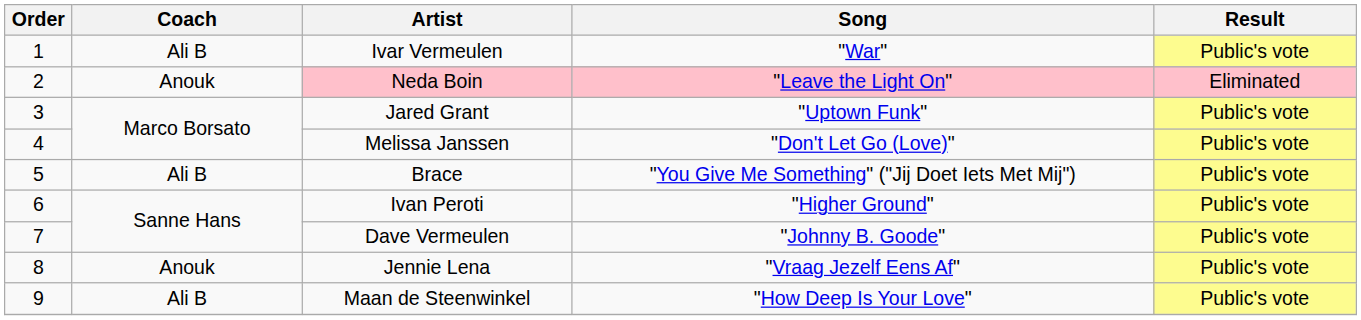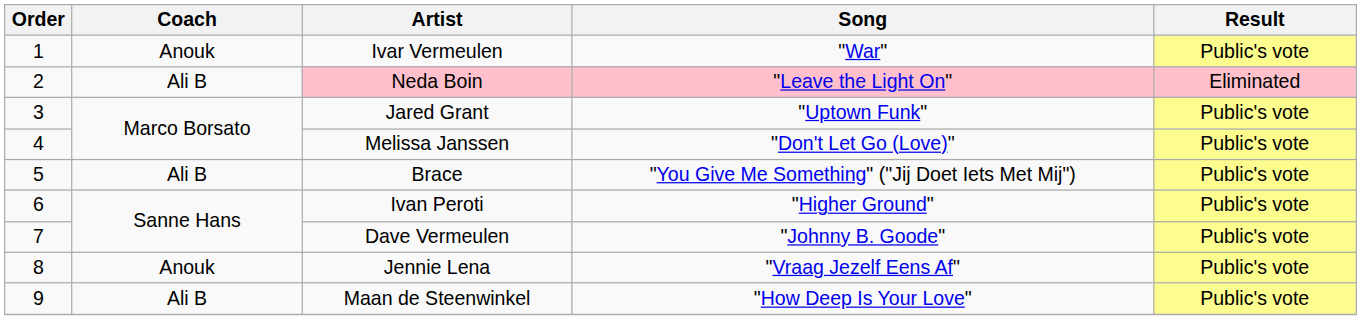(187, 50) Ali B -> (187, 50) Anouk
(187, 81) Anouk -> (187, 81) Ali B
